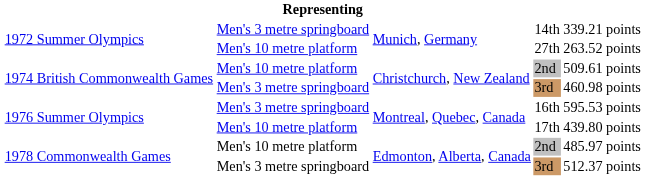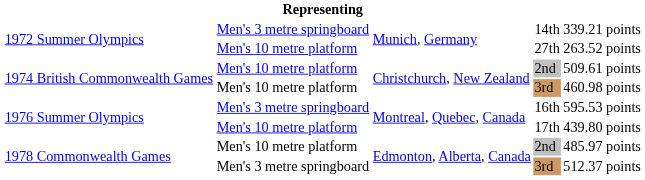(293, 88) Men's 3 metre springboard -> (287, 88) Men's 10 metre platform
